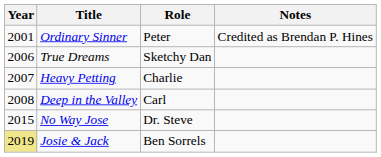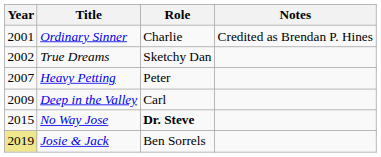(157, 36) Peter -> (163, 36) Charlie
(21, 57) 2006 -> (21, 57) 2002
(163, 78) Charlie -> (157, 78) Peter
(21, 99) 2008 -> (21, 99) 2009
(168, 120) normal -> (169, 120) bold
